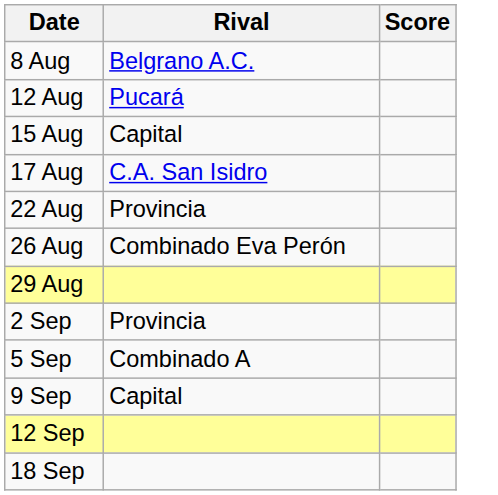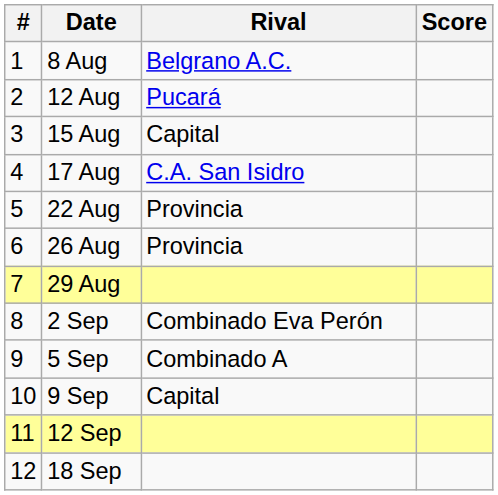+ column: (23, 23)
(228, 246) Combinado Eva Perón -> (195, 246) Provincia
(158, 321) Provincia -> (265, 321) Combinado Eva Perón
